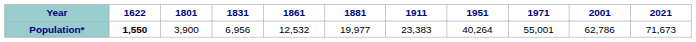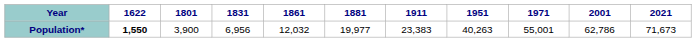(294, 29) 12,532 -> (294, 29) 12,032
(477, 29) 40,264 -> (477, 29) 40,263
